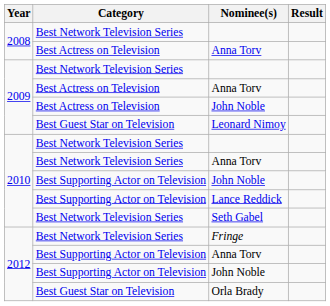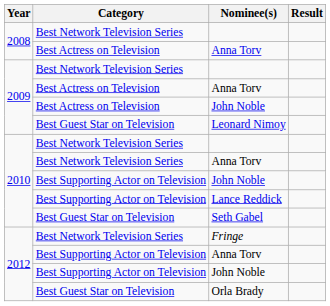(109, 217) Best Network Television Series -> (105, 217) Best Guest Star on Television
